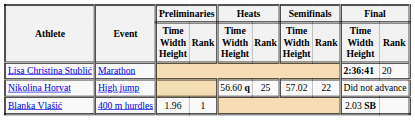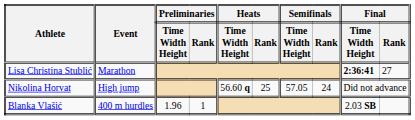(387, 71) 20 -> (387, 71) 27
(297, 88) 57.02 -> (297, 88) 57.05
(326, 88) 22 -> (326, 88) 24
